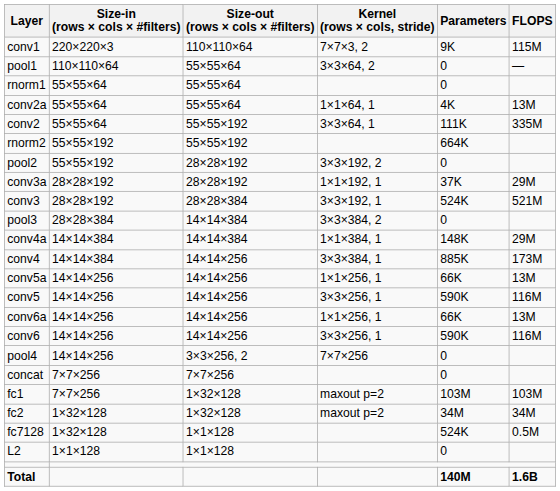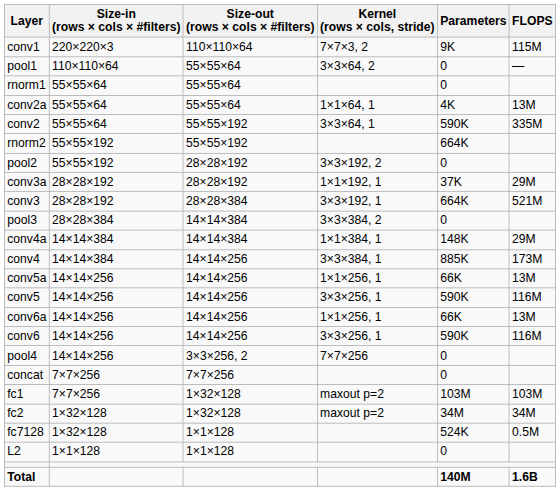(454, 124) 111K -> (454, 124) 590K
(454, 201) 524K -> (454, 201) 664K
